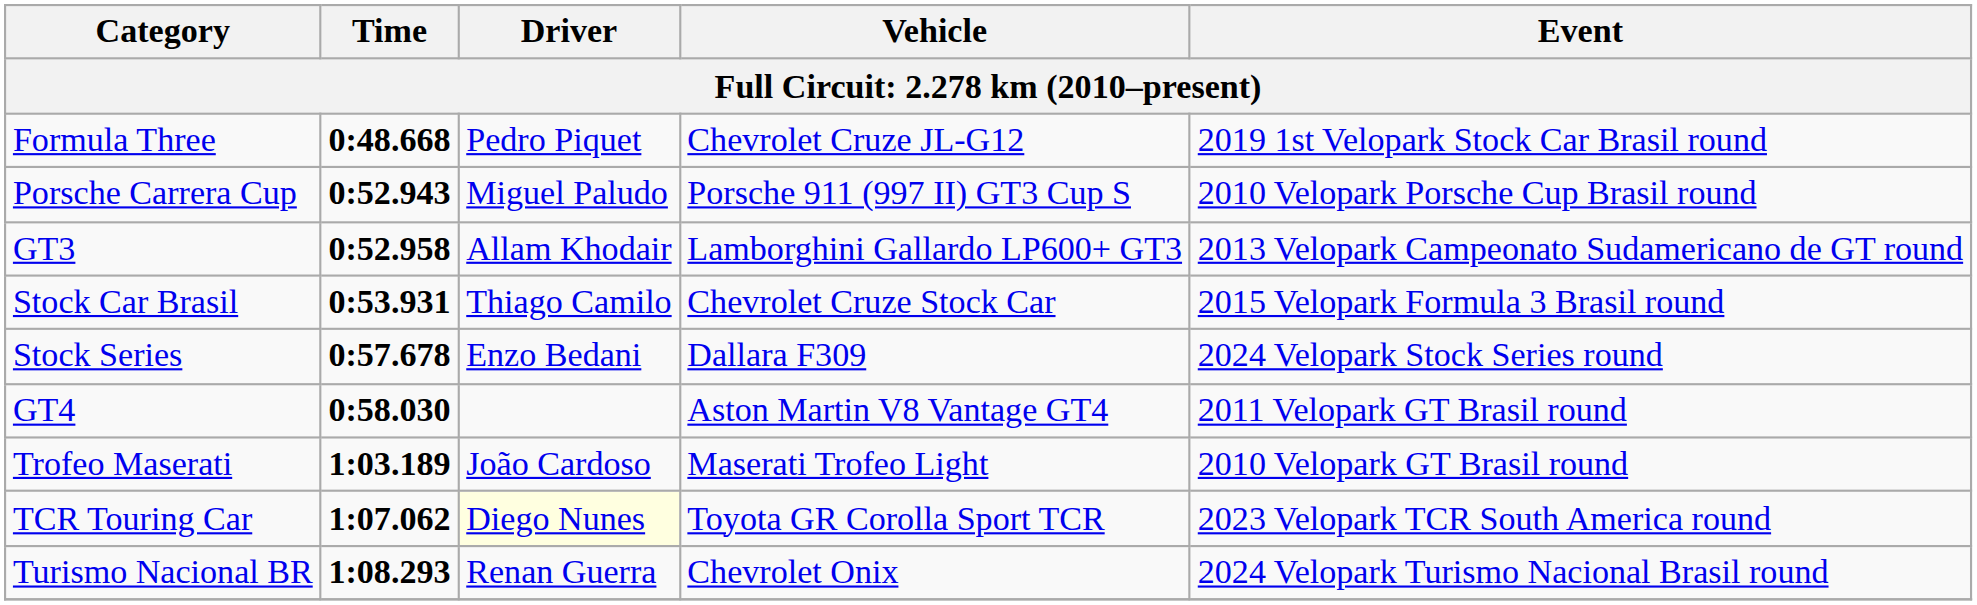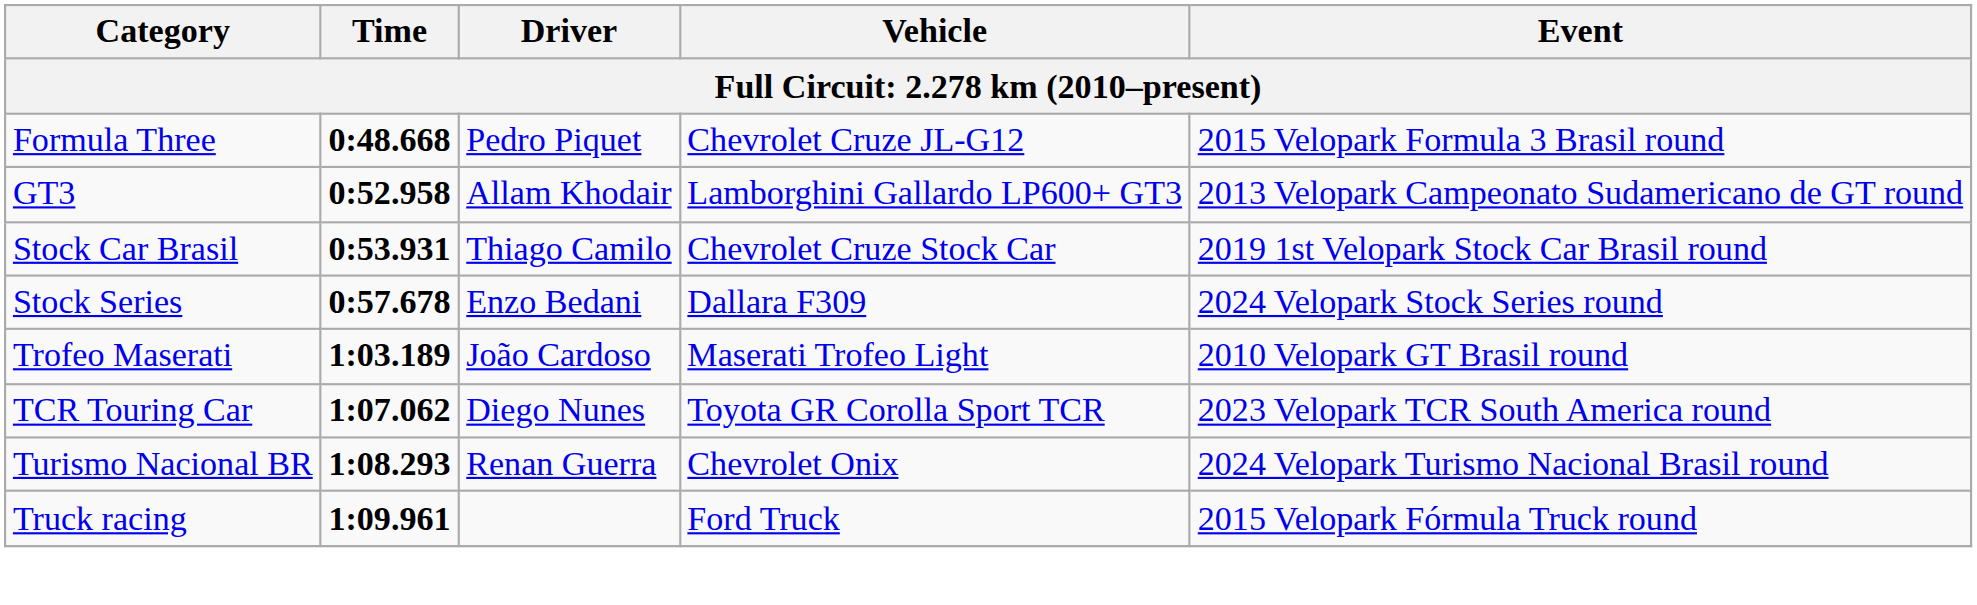(1482, 139) 2019 1st Velopark Stock Car Brasil round -> (1461, 139) 2015 Velopark Formula 3 Brasil round
- row: (155, 193)
(1461, 301) 2015 Velopark Formula 3 Brasil round -> (1482, 247) 2019 1st Velopark Stock Car Brasil round
- row: (44, 409)
(556, 517) lightyellow background -> (556, 409) no background
+ row: (100, 517)
